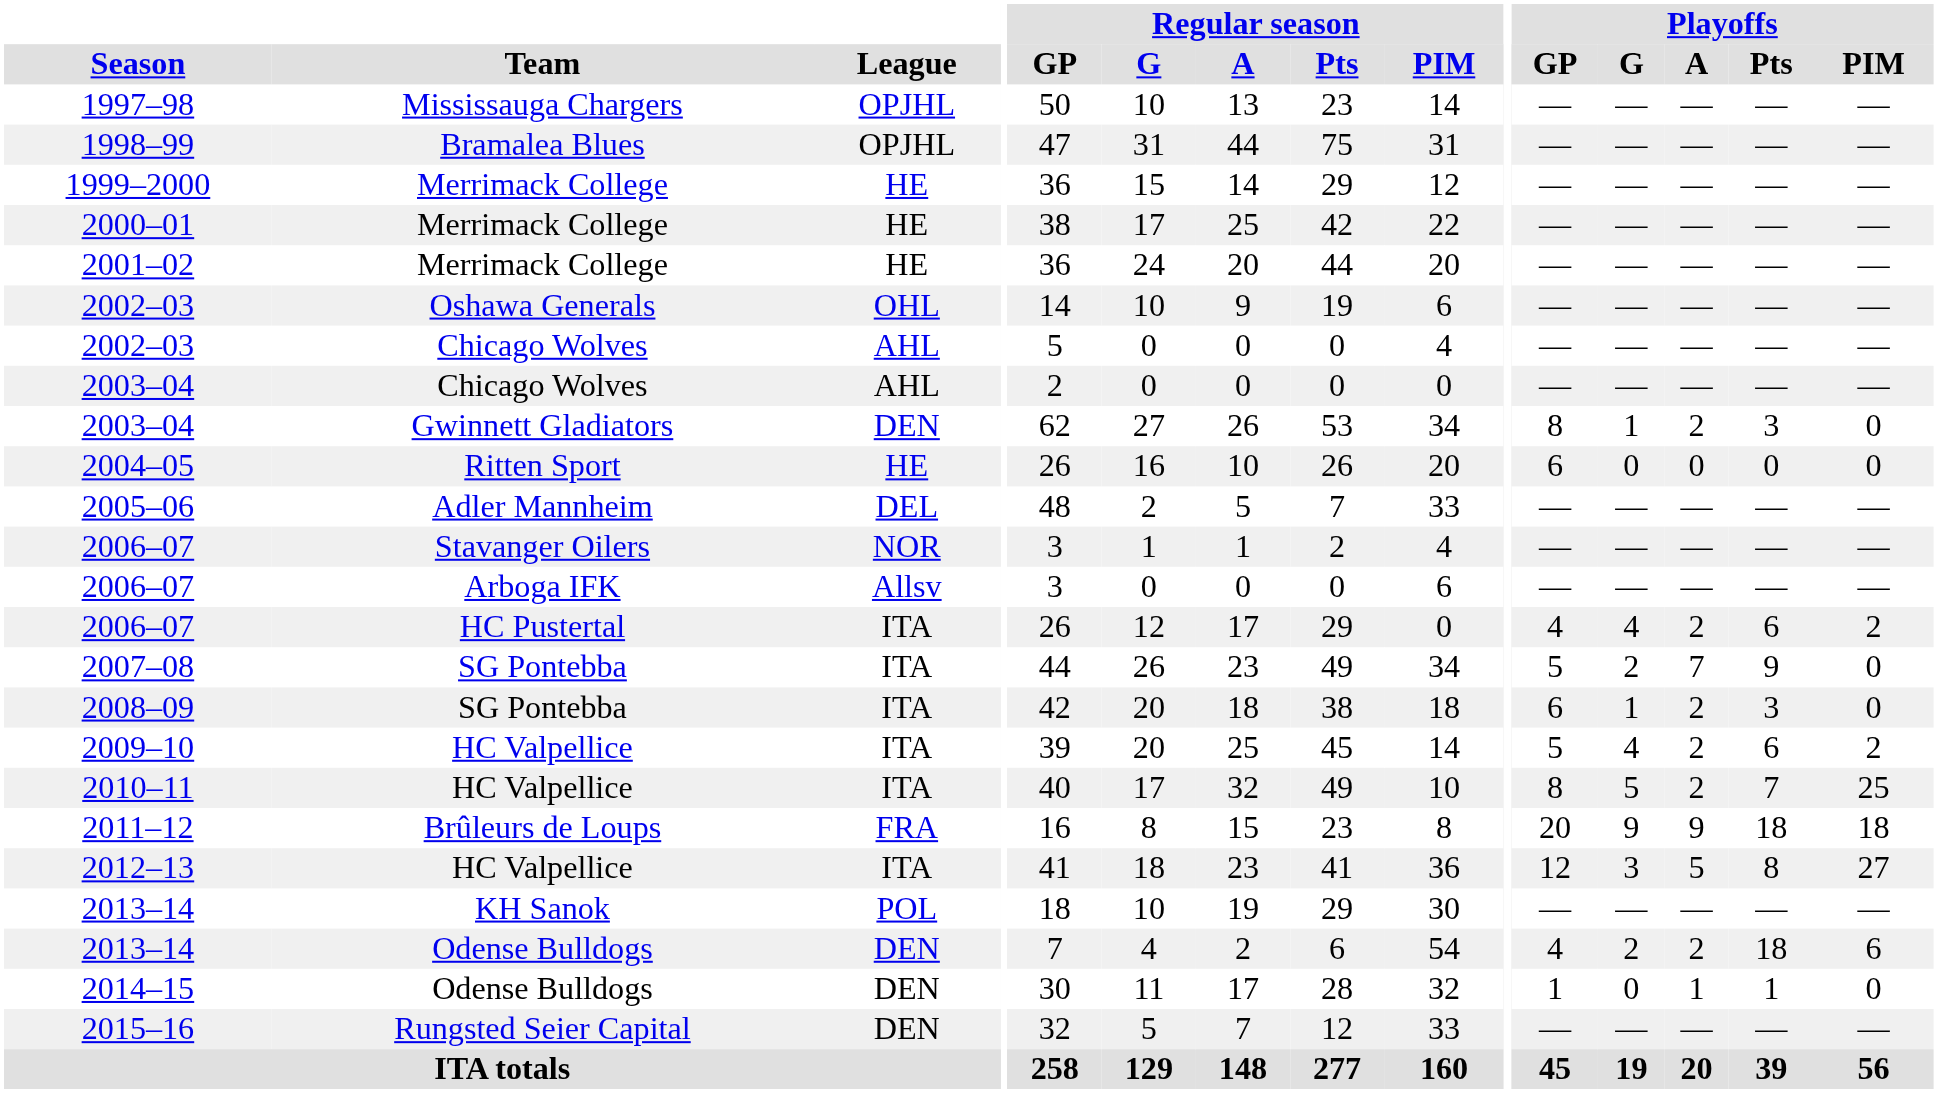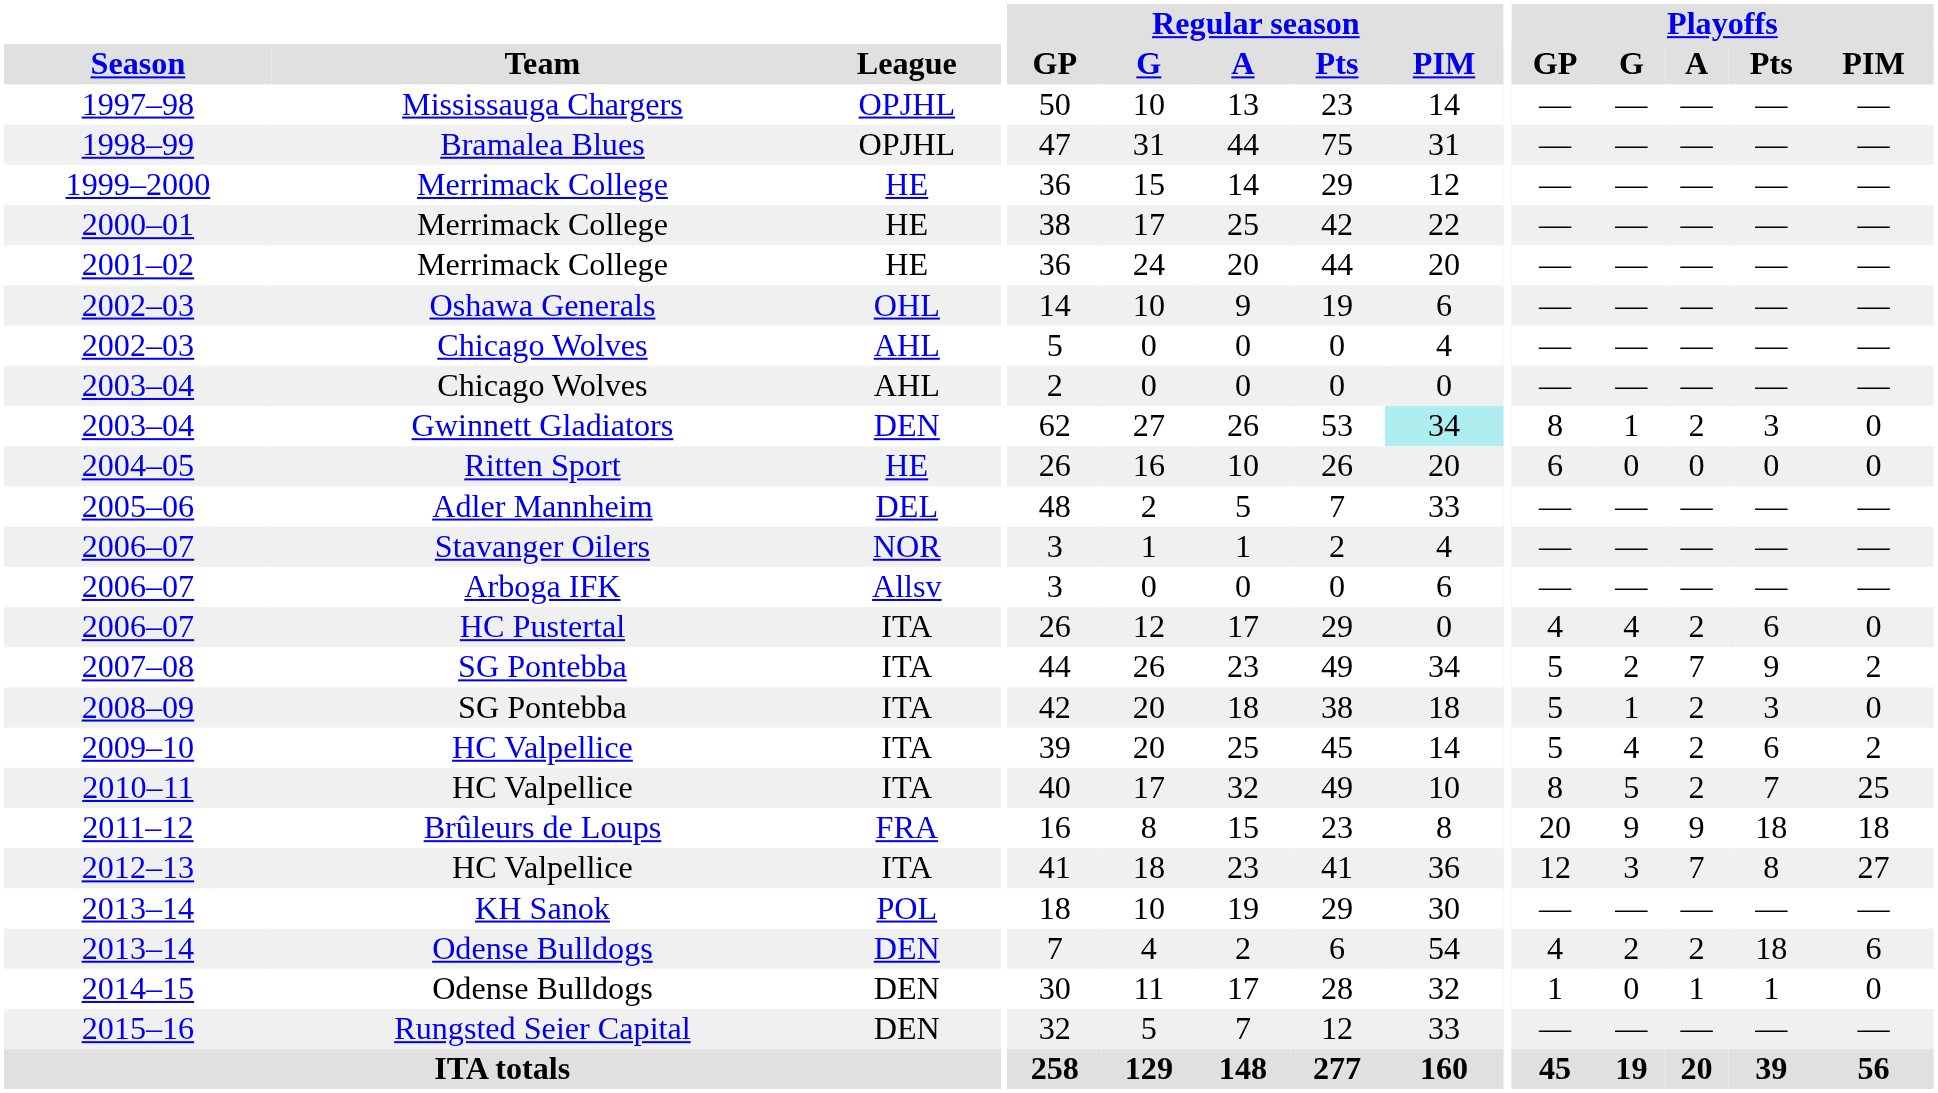(1444, 425) no background -> (1444, 425) paleturquoise background
(1874, 626) 2 -> (1874, 626) 0
(1874, 666) 0 -> (1874, 666) 2
(1555, 706) 6 -> (1555, 706) 5
(1697, 867) 5 -> (1697, 867) 7
